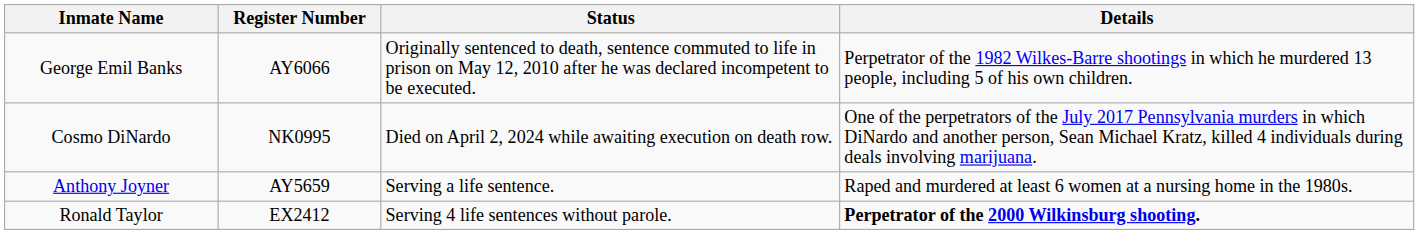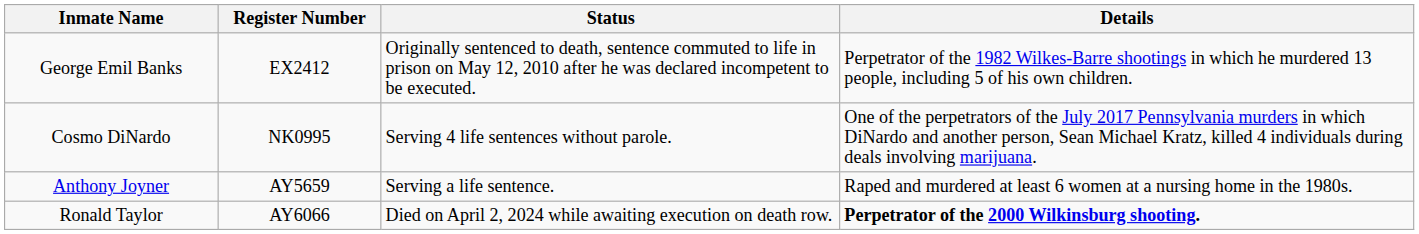(299, 67) AY6066 -> (299, 67) EX2412
(609, 137) Died on April 2, 2024 while awaiting execution on death row. -> (529, 137) Serving 4 life sentences without parole.
(299, 214) EX2412 -> (299, 214) AY6066
(529, 214) Serving 4 life sentences without parole. -> (609, 214) Died on April 2, 2024 while awaiting execution on death row.
